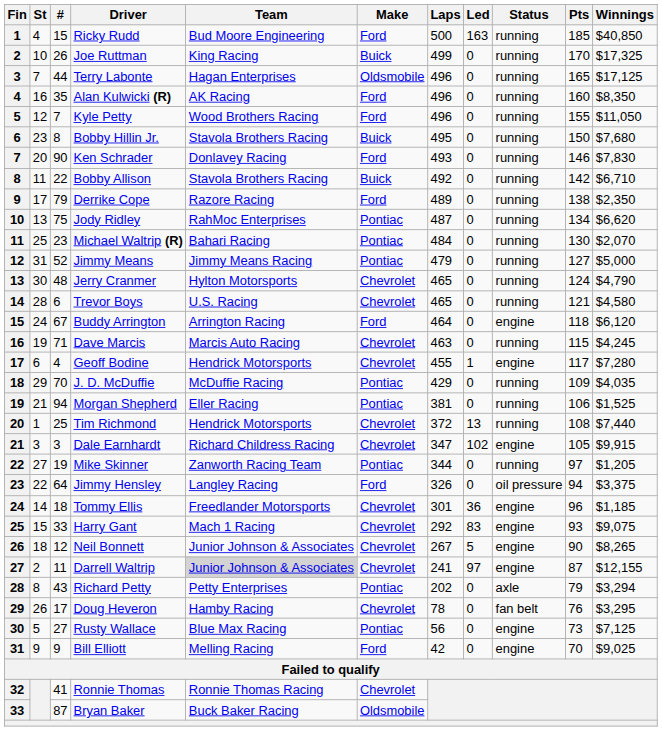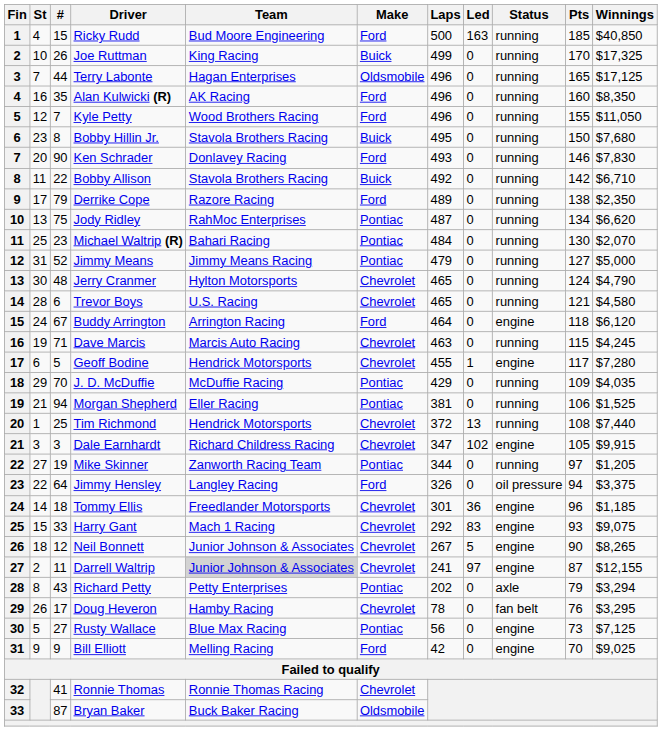(57, 363) 4 -> (57, 363) 5
